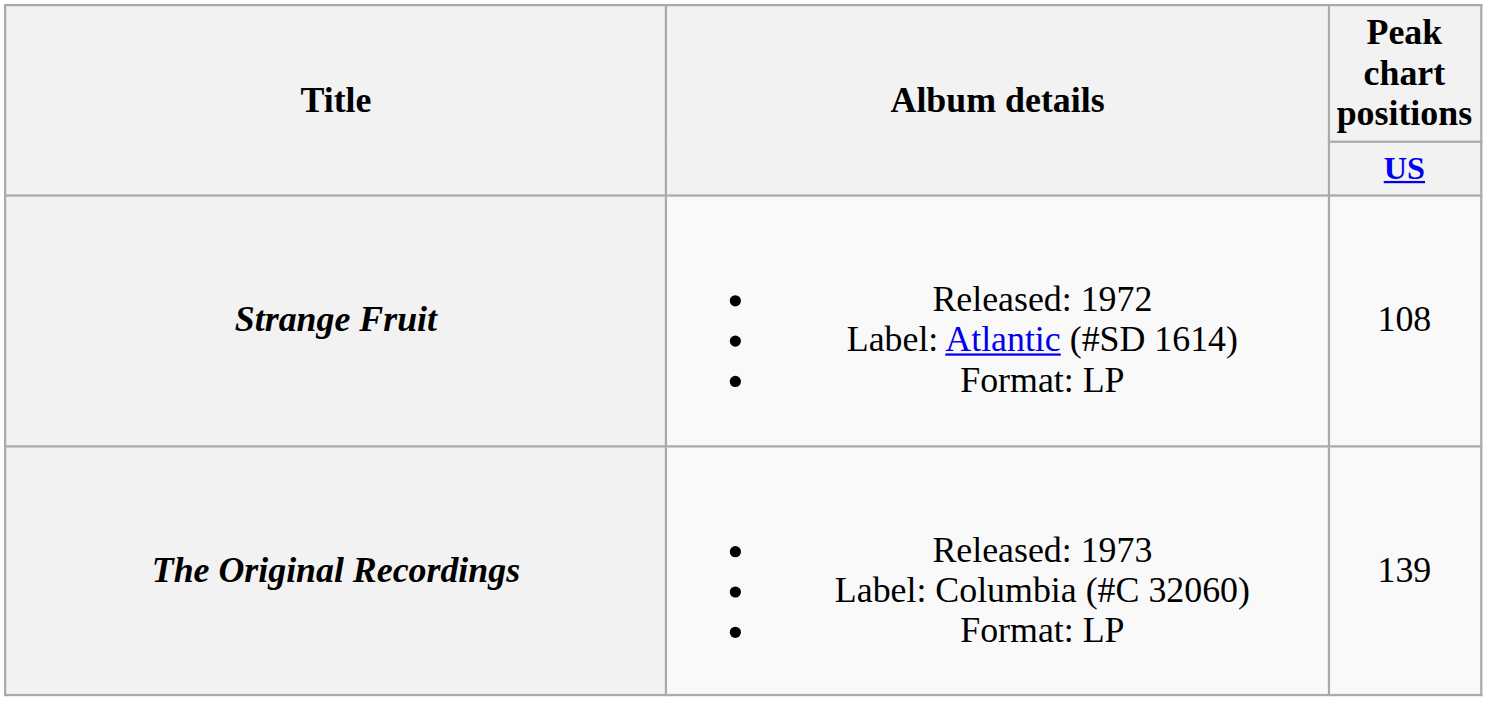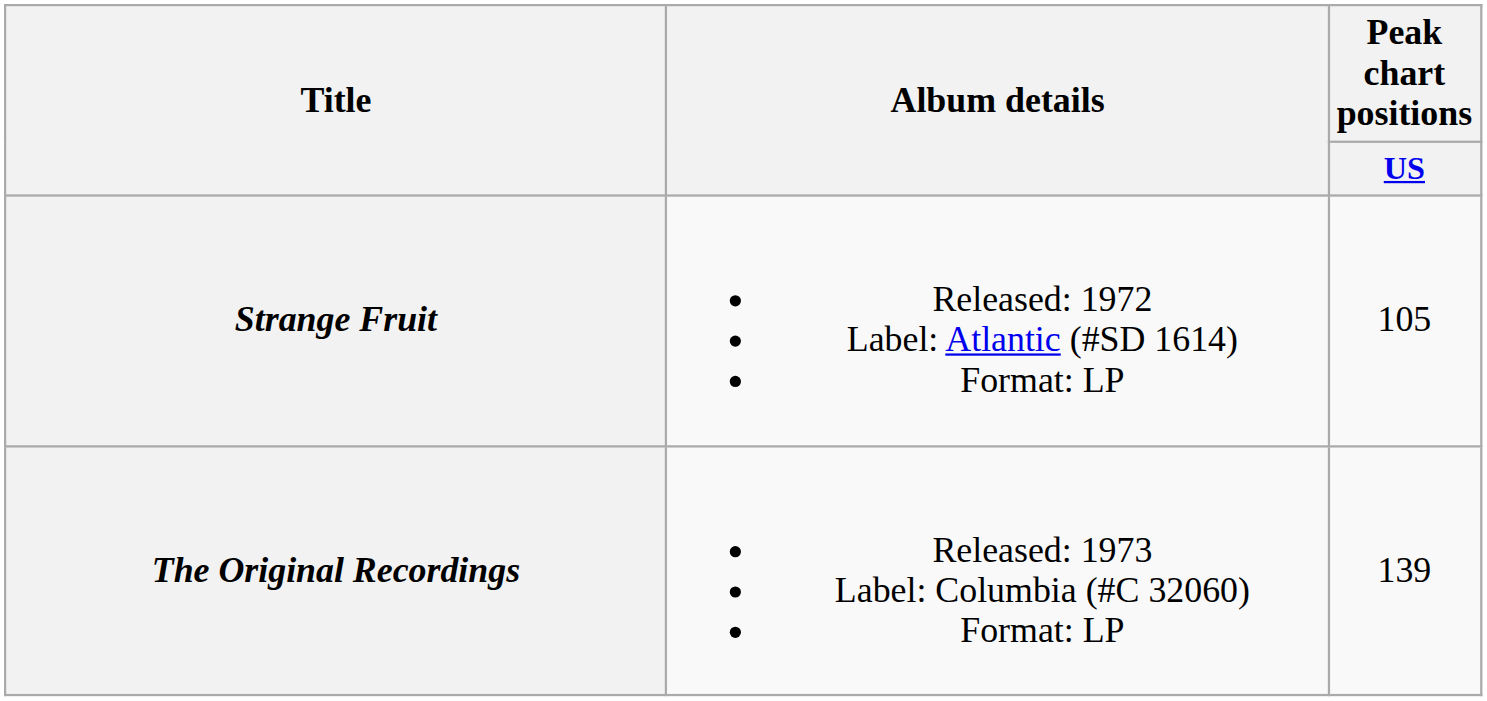(1404, 319) 108 -> (1404, 319) 105
